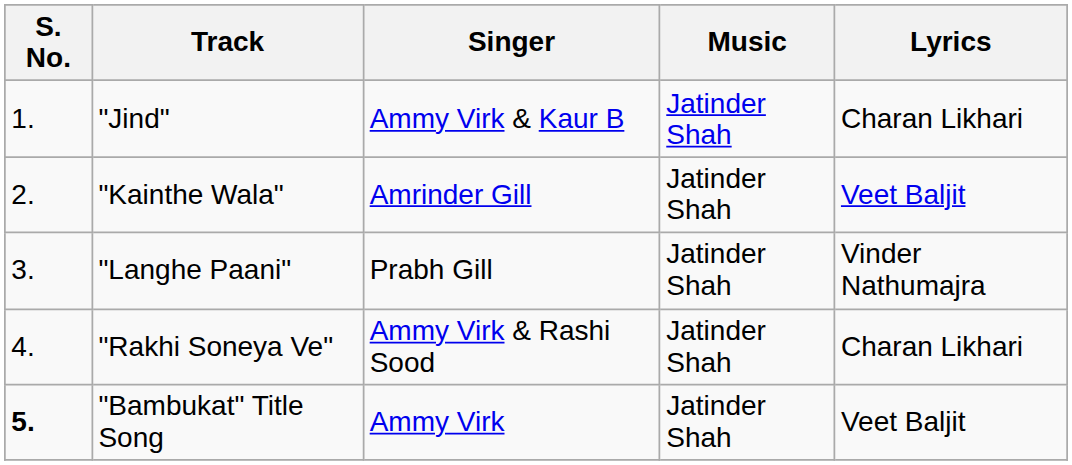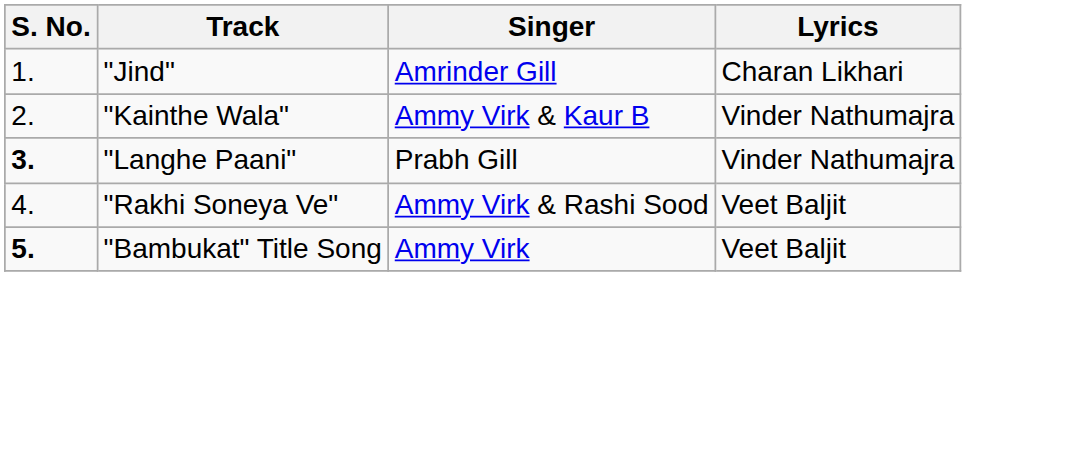- column: (747, 42)
(497, 118) Ammy Virk & Kaur B -> (476, 71) Amrinder Gill
(451, 194) Amrinder Gill -> (522, 115) Ammy Virk & Kaur B
(903, 194) Veet Baljit -> (838, 115) Vinder Nathumajra
(23, 270) normal -> (23, 159) bold
(932, 346) Charan Likhari -> (784, 204) Veet Baljit
